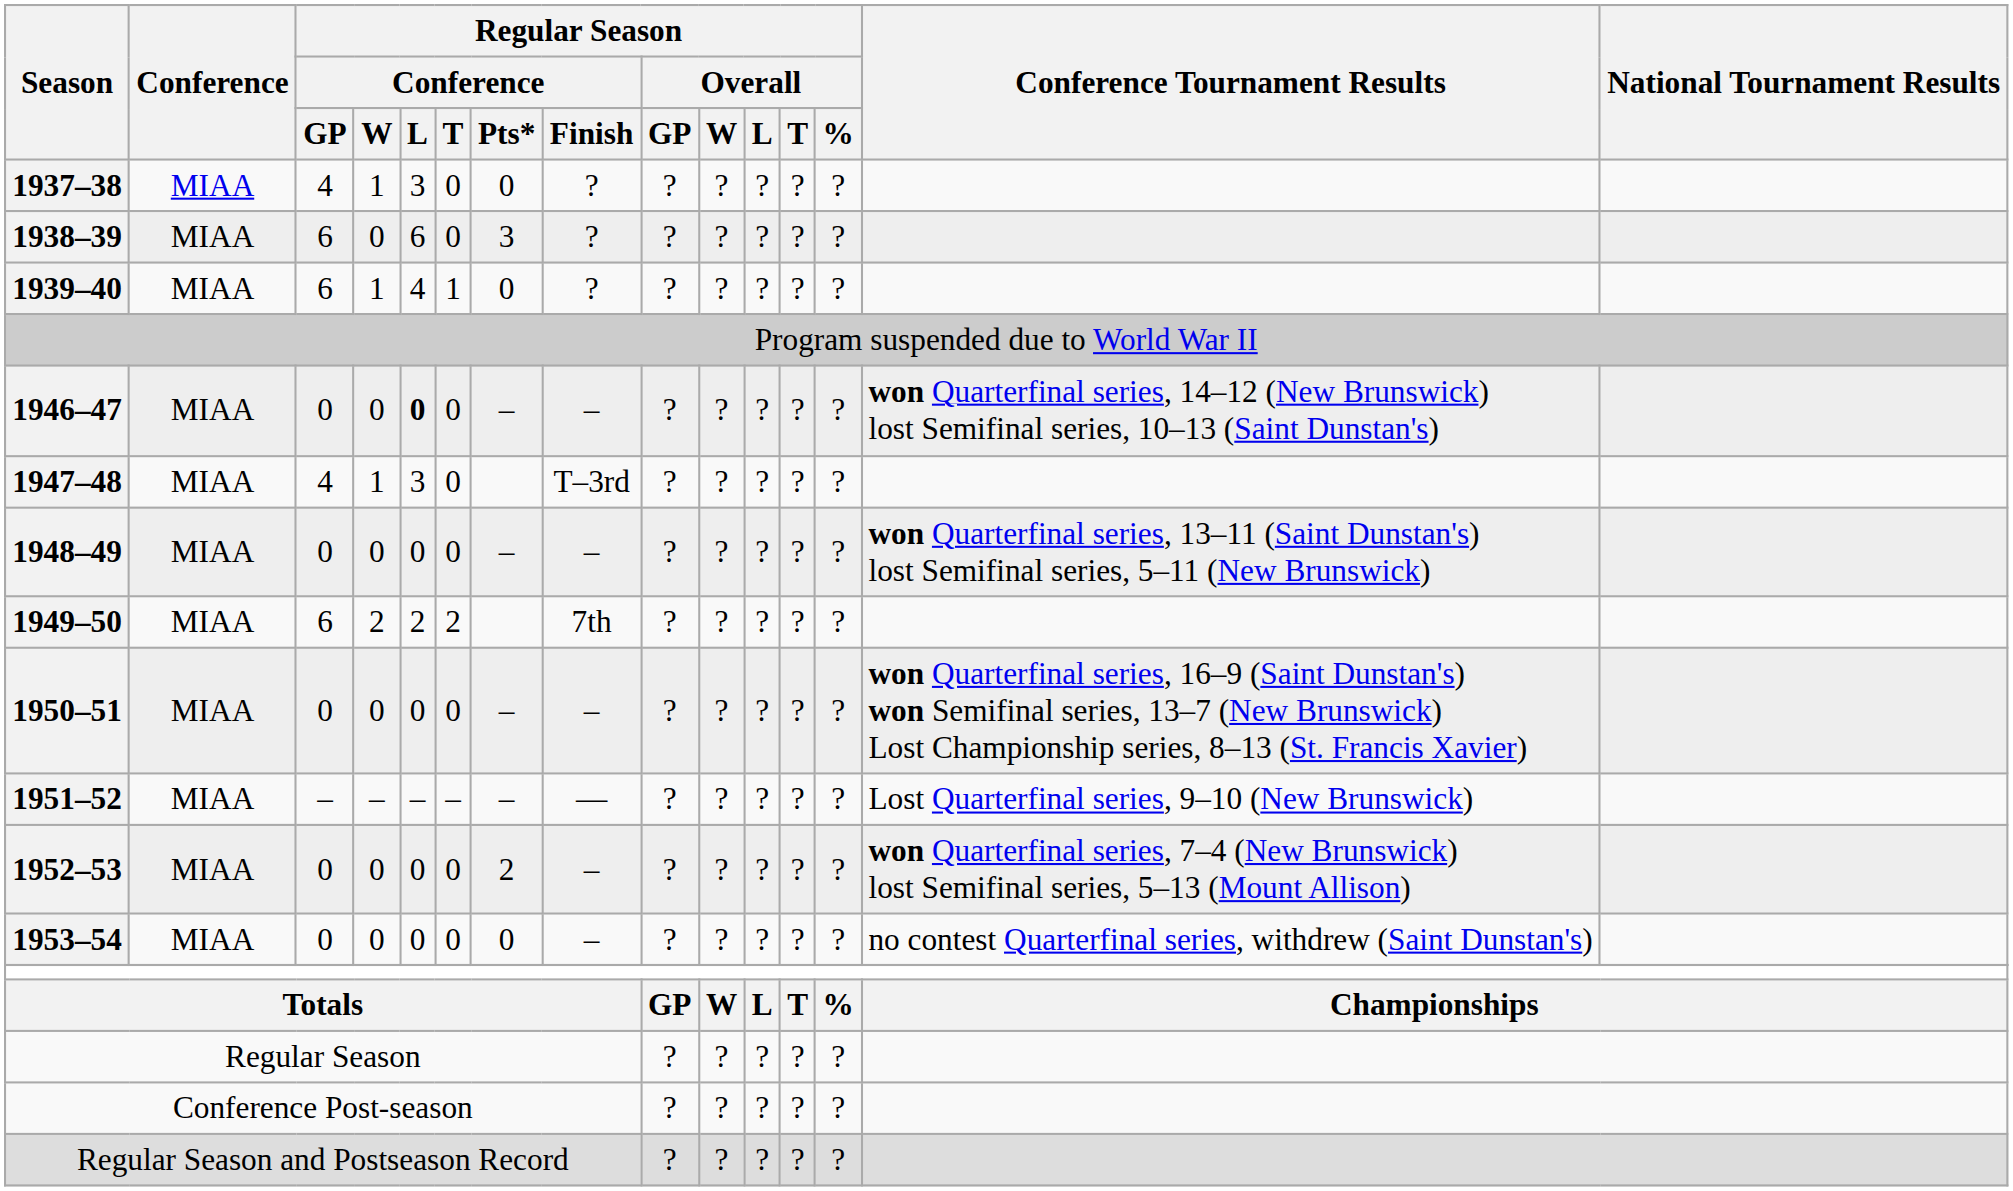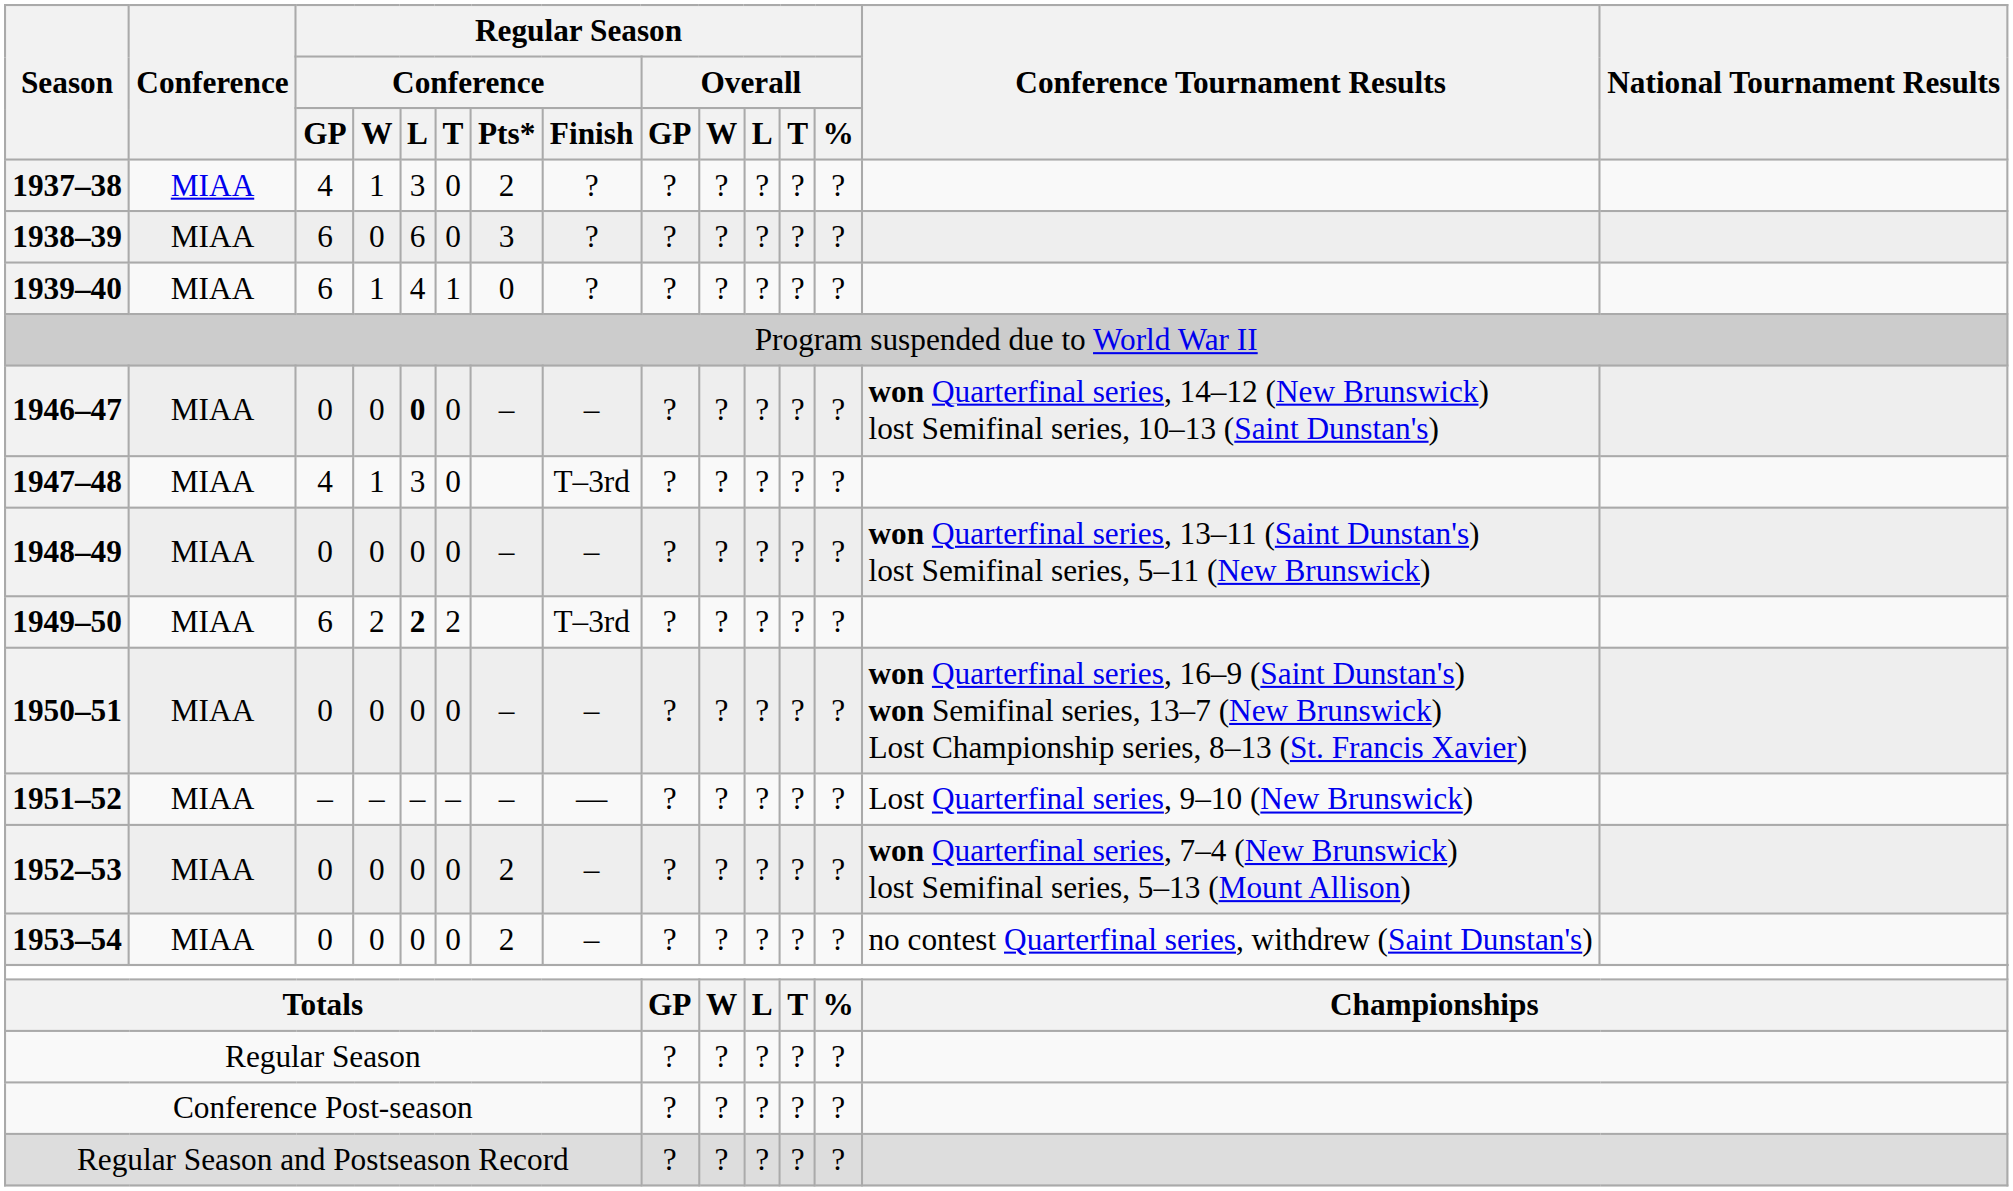(507, 185) 0 -> (507, 185) 2
(418, 620) normal -> (418, 620) bold
(592, 620) 7th -> (592, 620) T–3rd
(507, 938) 0 -> (507, 938) 2
